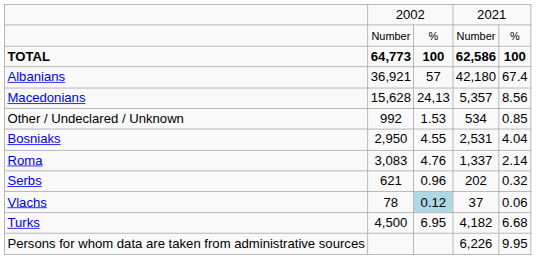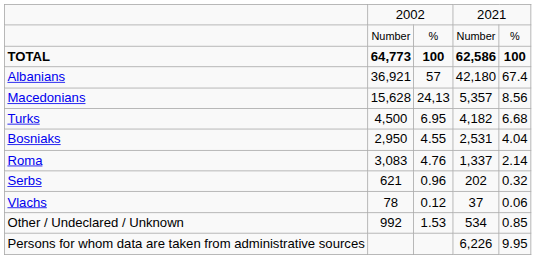rows swapped: (24, 222) <-> (96, 118)
(433, 202) lightblue background -> (433, 202) no background
